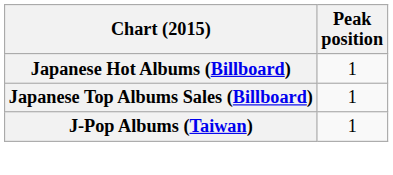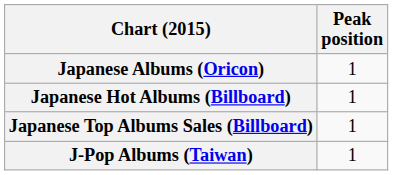+ row: (161, 68)
